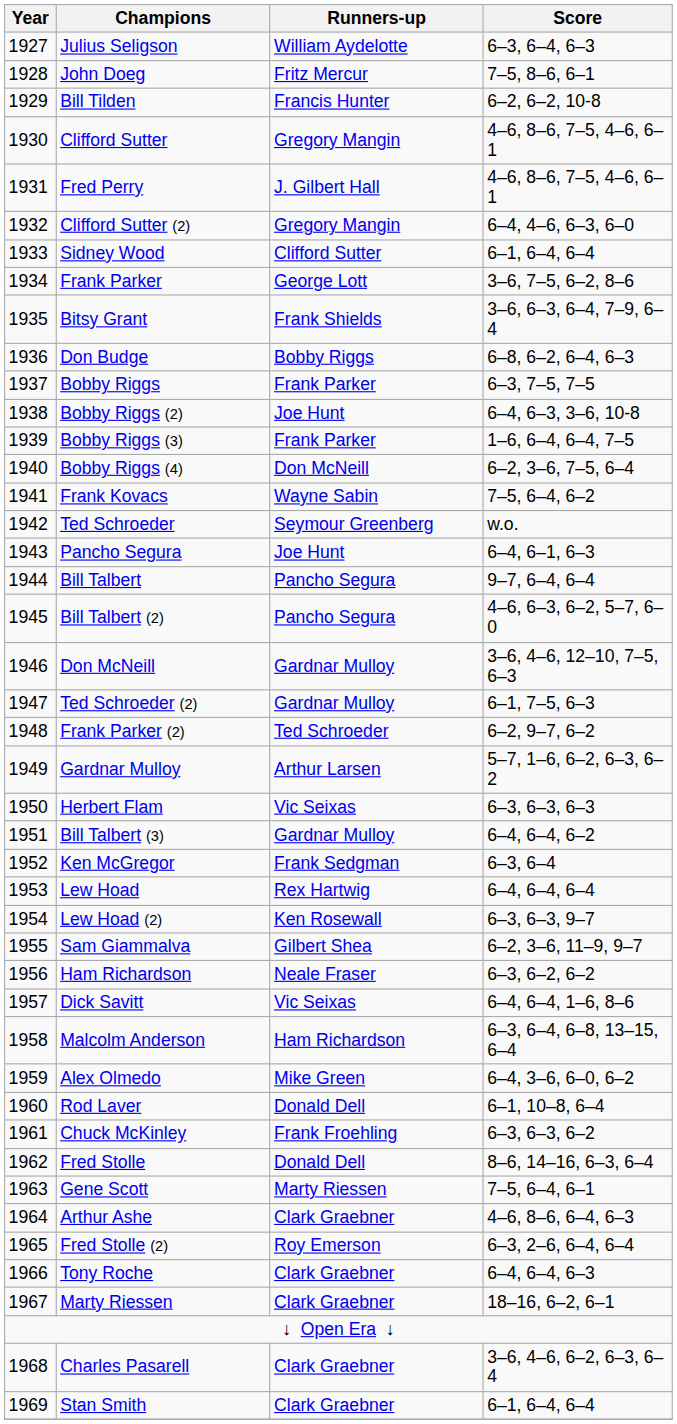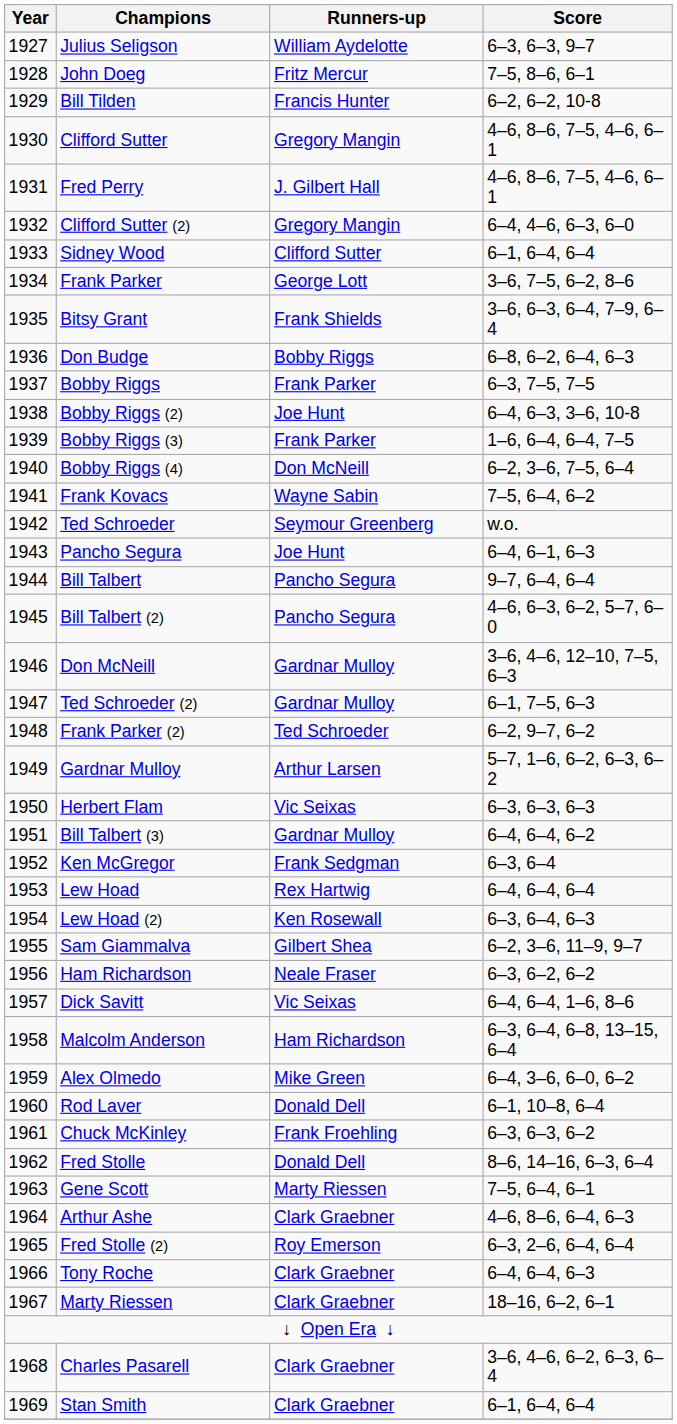(541, 46) 6–3, 6–4, 6–3 -> (541, 46) 6–3, 6–3, 9–7
(541, 918) 6–3, 6–3, 9–7 -> (541, 918) 6–3, 6–4, 6–3
